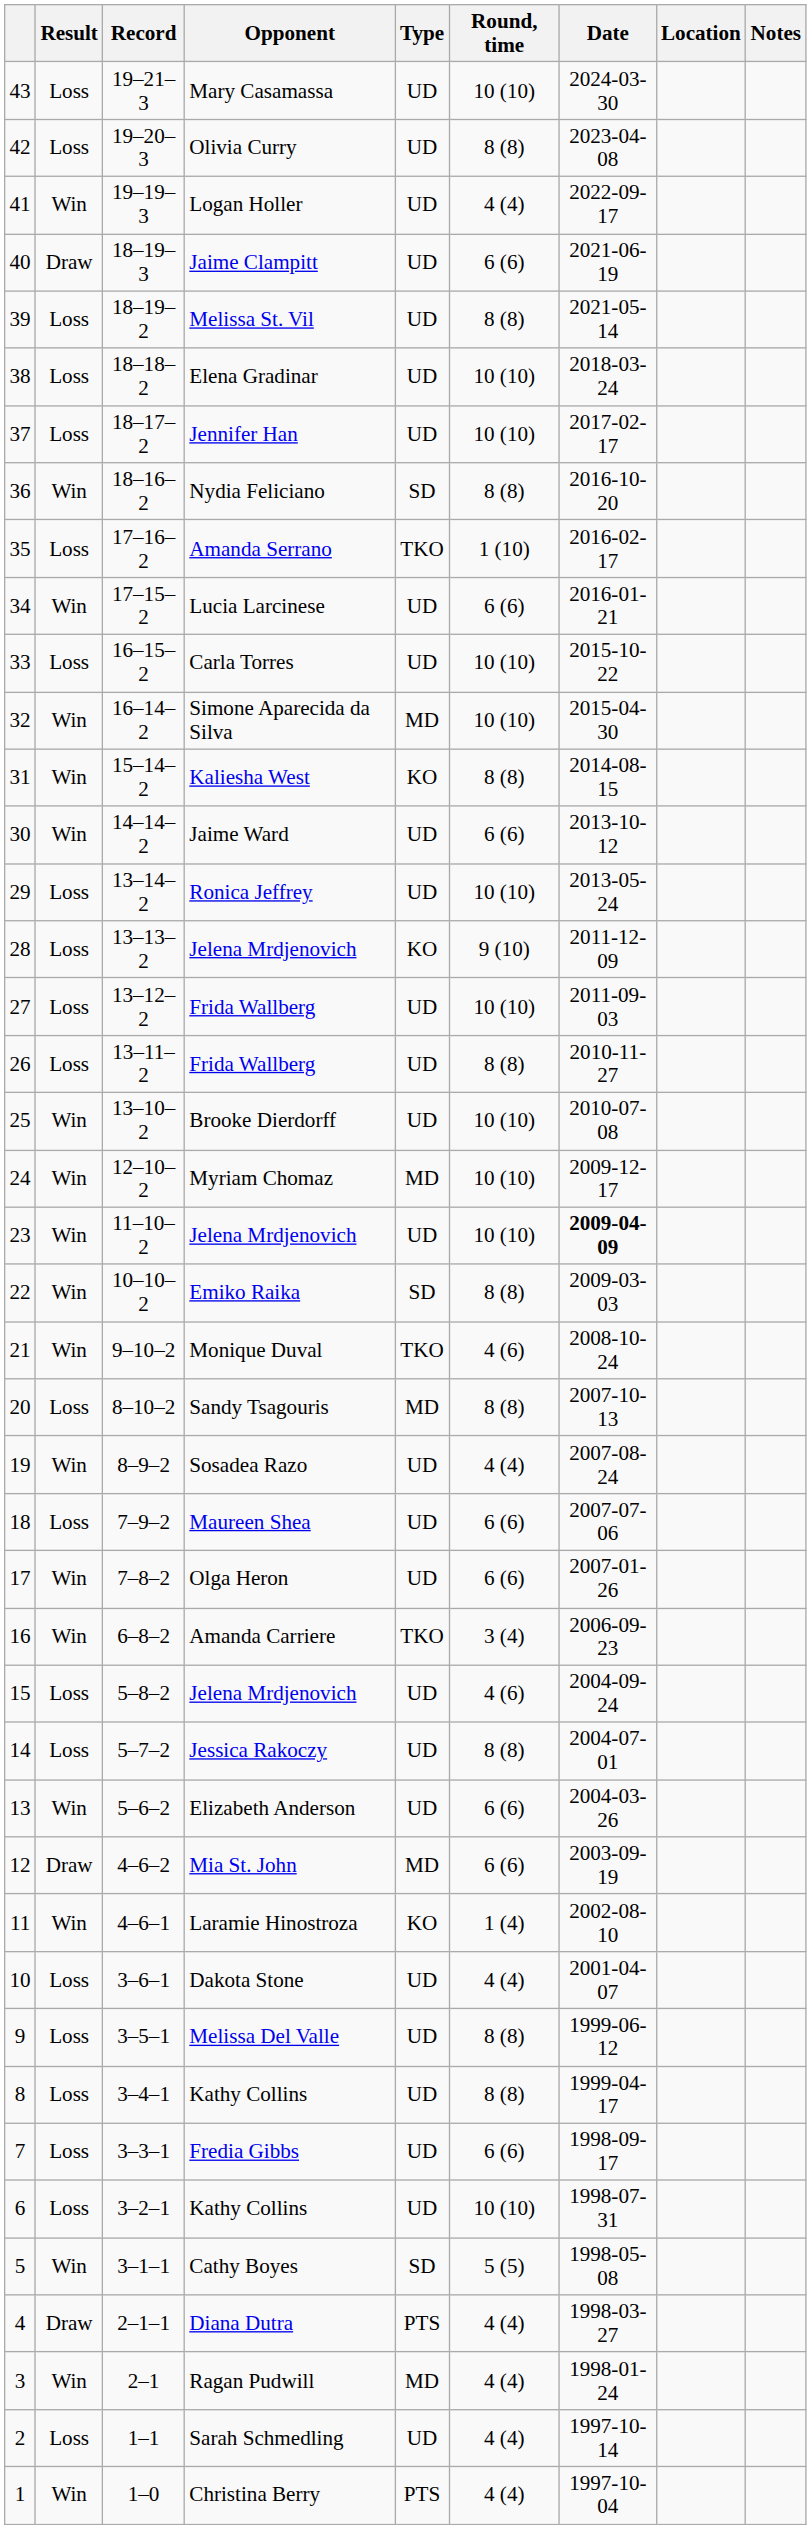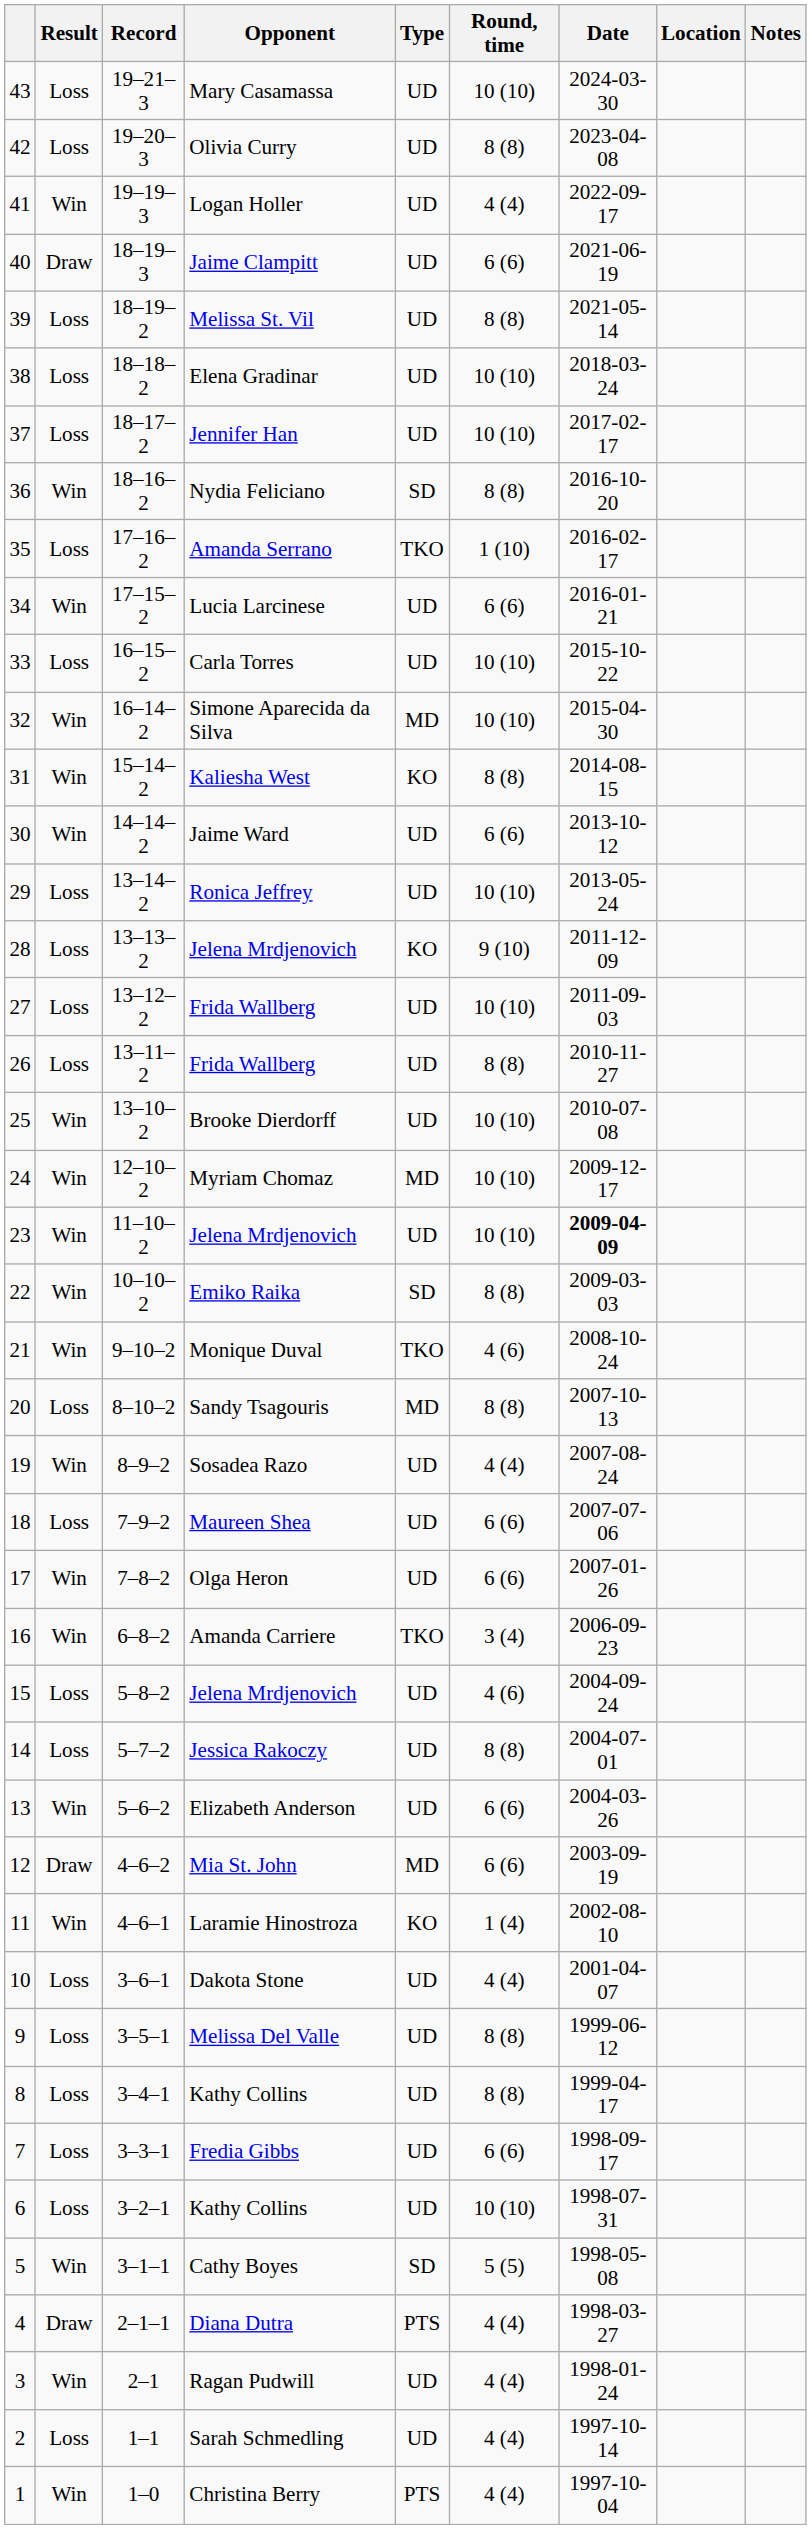(422, 2380) MD -> (422, 2380) UD
